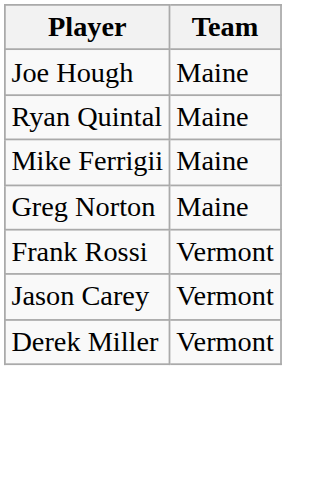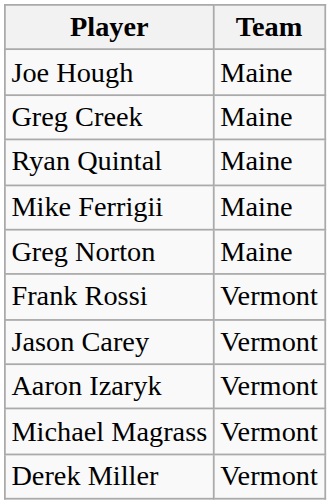+ row: (77, 116)
+ row: (86, 386)
+ row: (109, 431)
